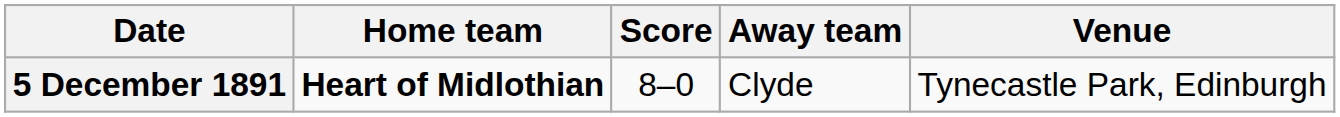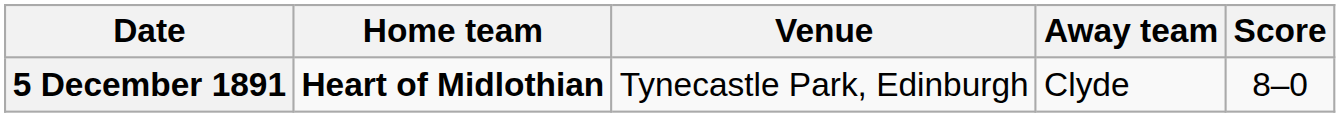columns swapped: (666, 31) <-> (1122, 31)
